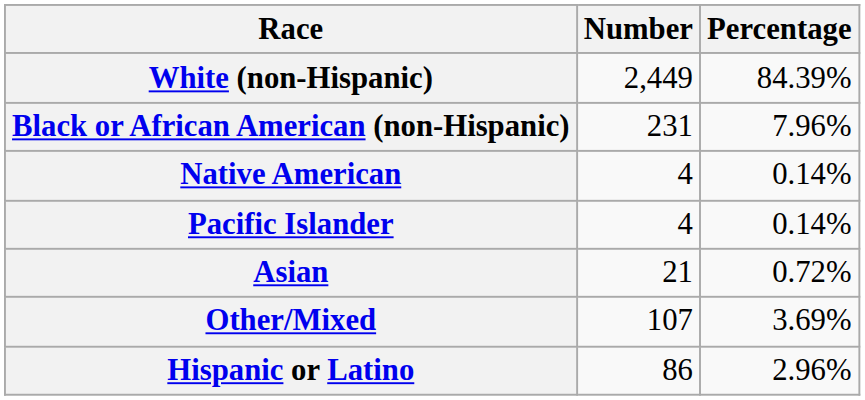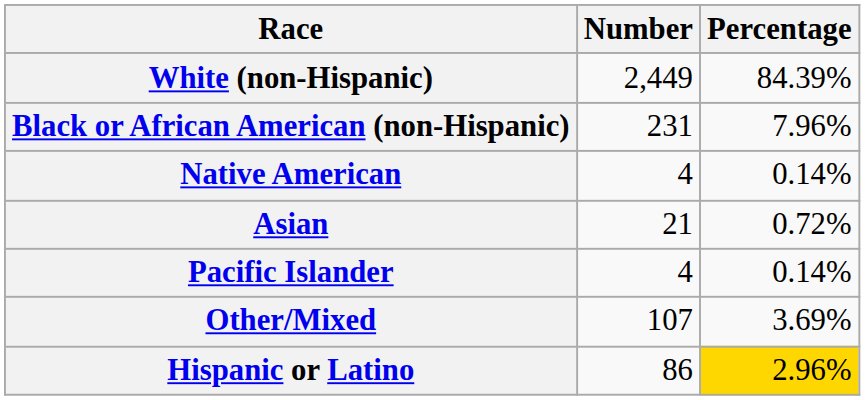rows swapped: (291, 272) <-> (291, 223)
(812, 369) no background -> (812, 369) gold background
